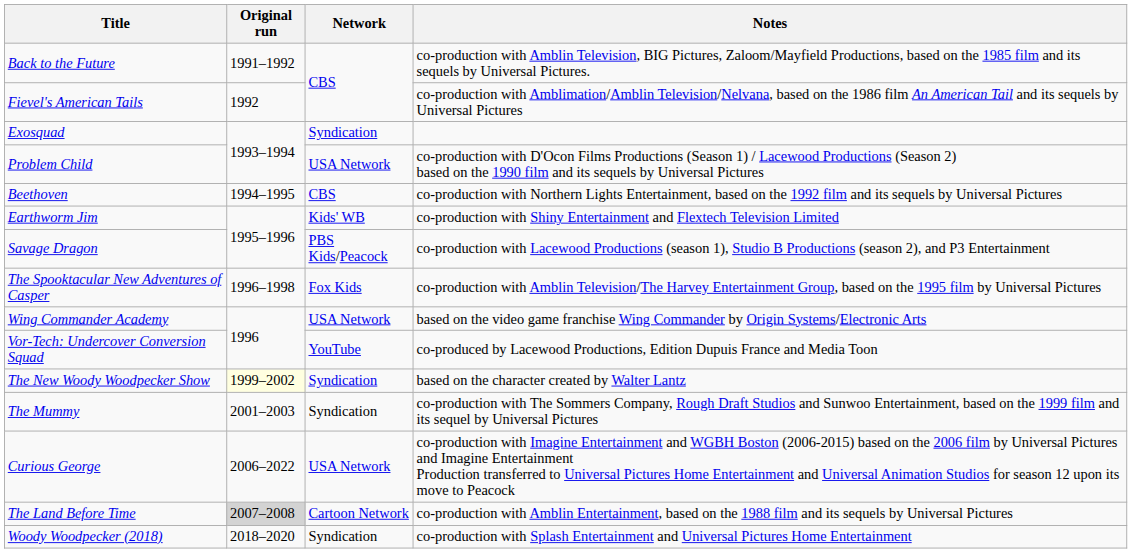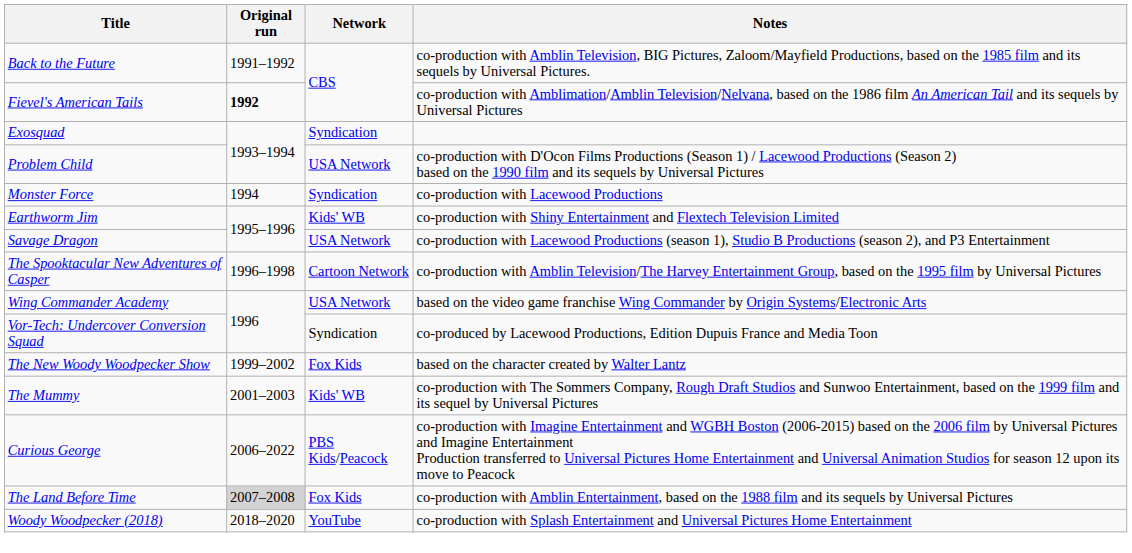(244, 102) normal -> (244, 102) bold
+ row: (50, 194)
- row: (38, 194)
(348, 248) PBS Kids/Peacock -> (349, 240) USA Network
(335, 287) Fox Kids -> (359, 271) Cartoon Network
(335, 349) YouTube -> (343, 333) Syndication
(262, 380) lightyellow background -> (262, 364) no background
(343, 380) Syndication -> (335, 364) Fox Kids
(343, 411) Syndication -> (337, 395) Kids' WB
(349, 466) USA Network -> (348, 450) PBS Kids/Peacock
(359, 513) Cartoon Network -> (335, 497) Fox Kids
(343, 536) Syndication -> (335, 520) YouTube
